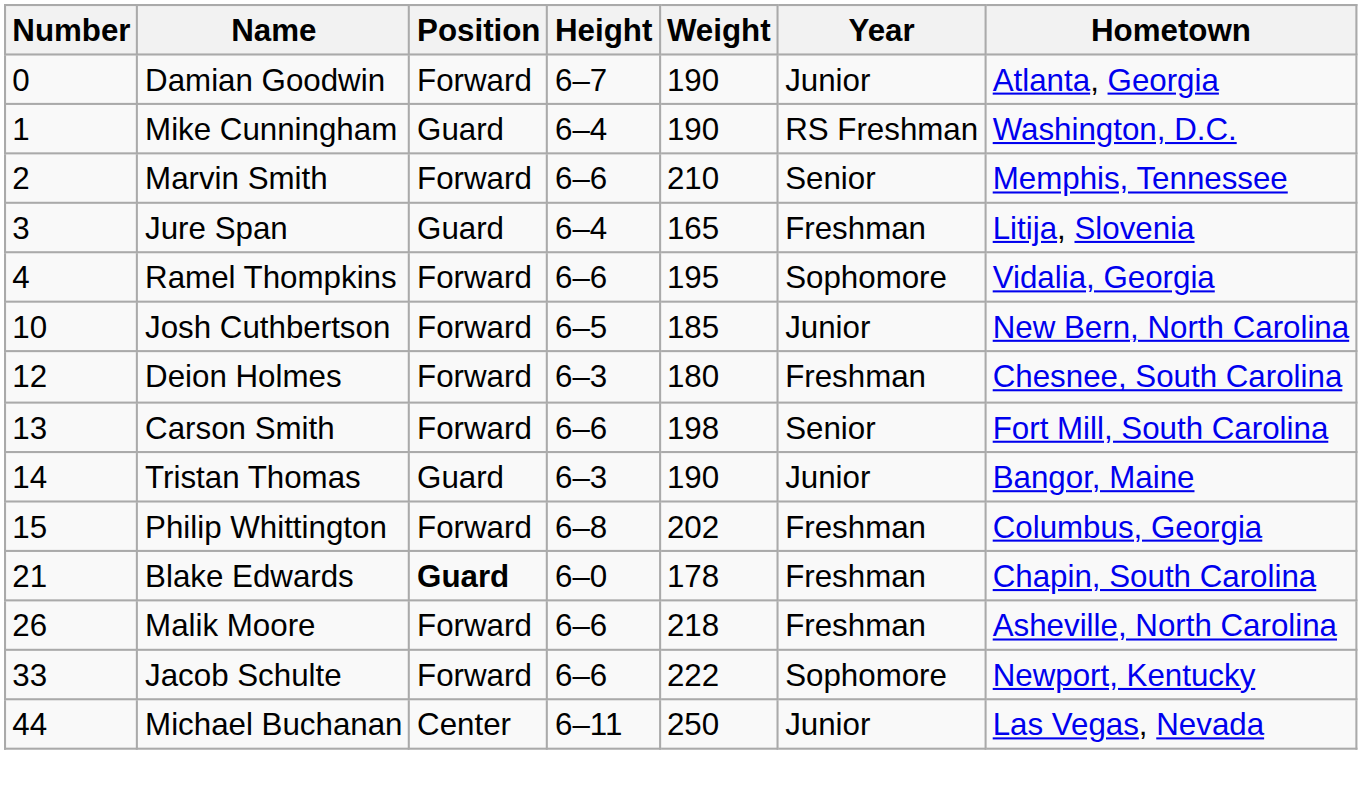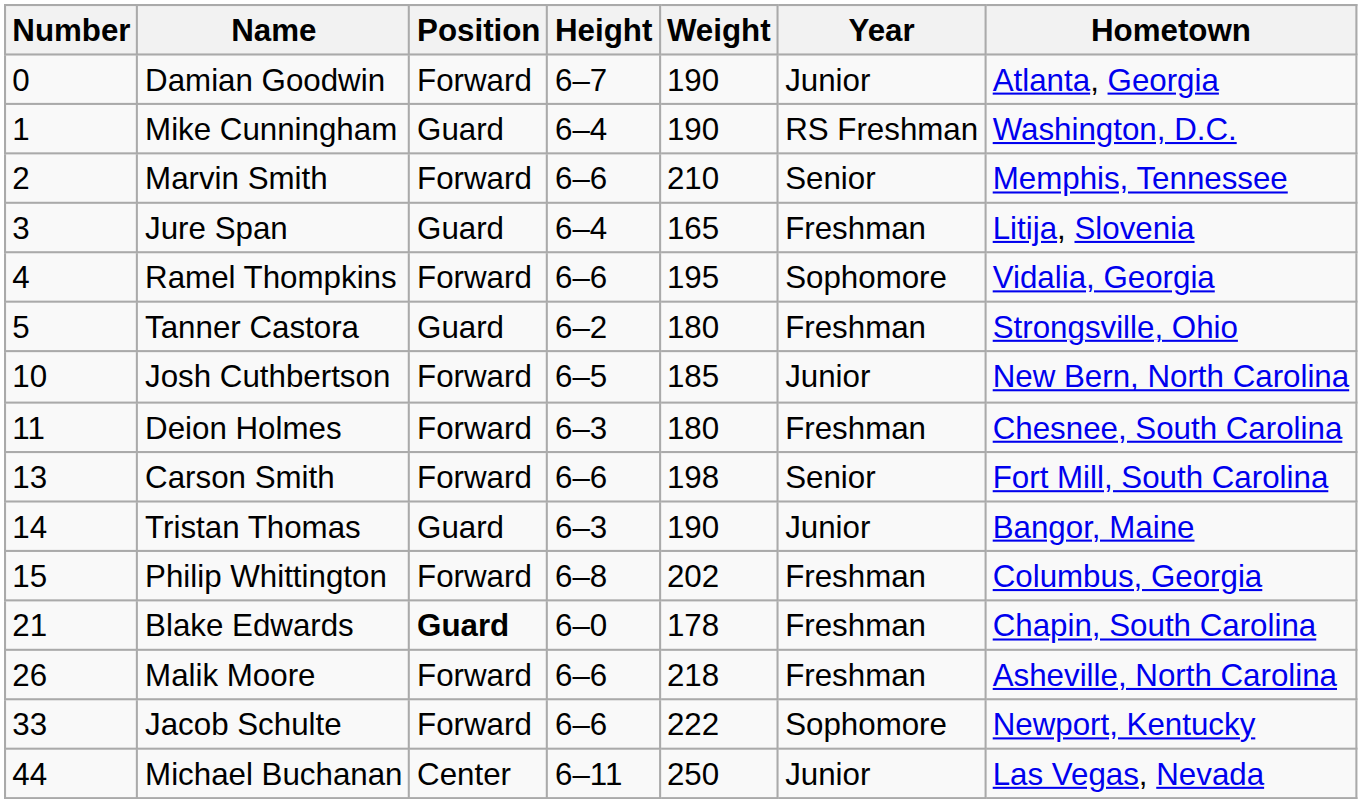+ row: (252, 327)
(30, 377) 12 -> (29, 427) 11
